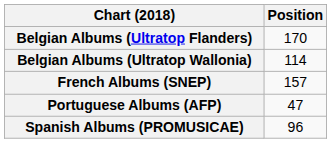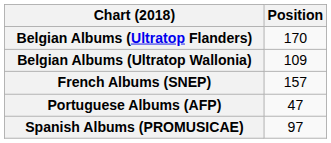(295, 60) 114 -> (295, 60) 109
(295, 127) 96 -> (295, 127) 97
